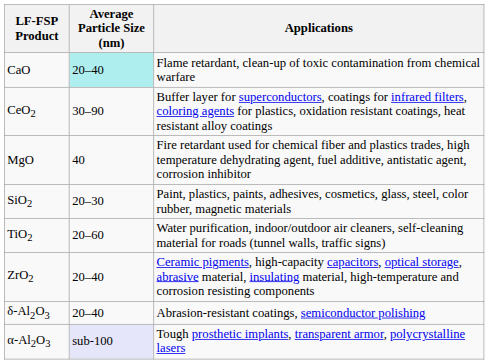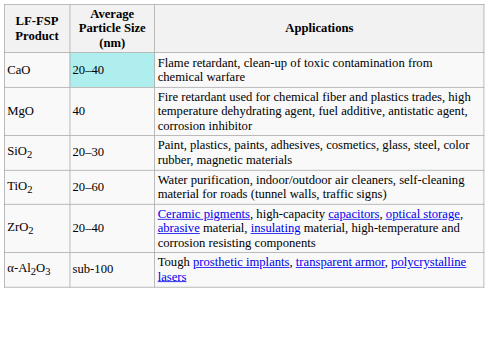- row: (22, 111)
- row: (29, 312)
(93, 341) lavender background -> (93, 269) no background
